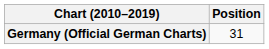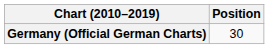(236, 33) 31 -> (236, 33) 30
